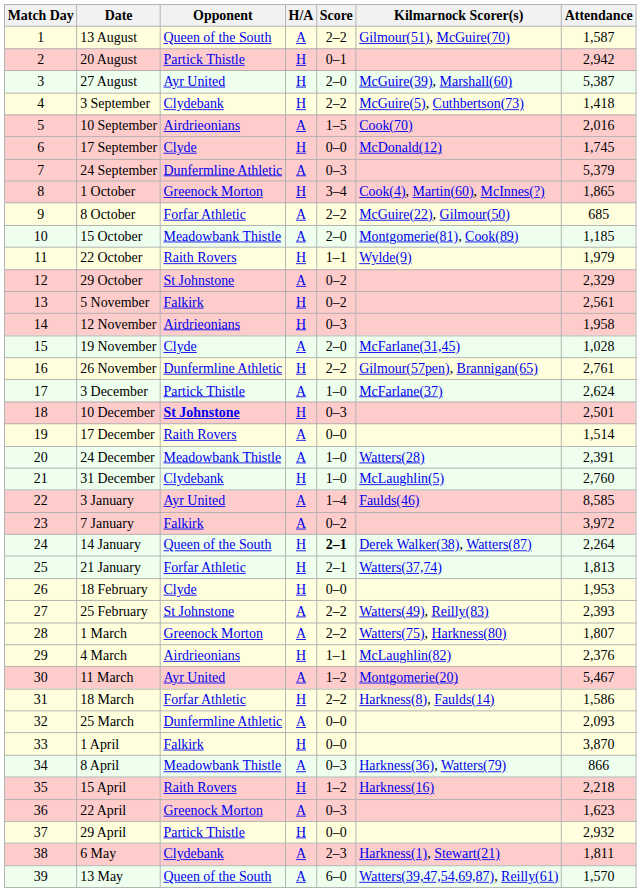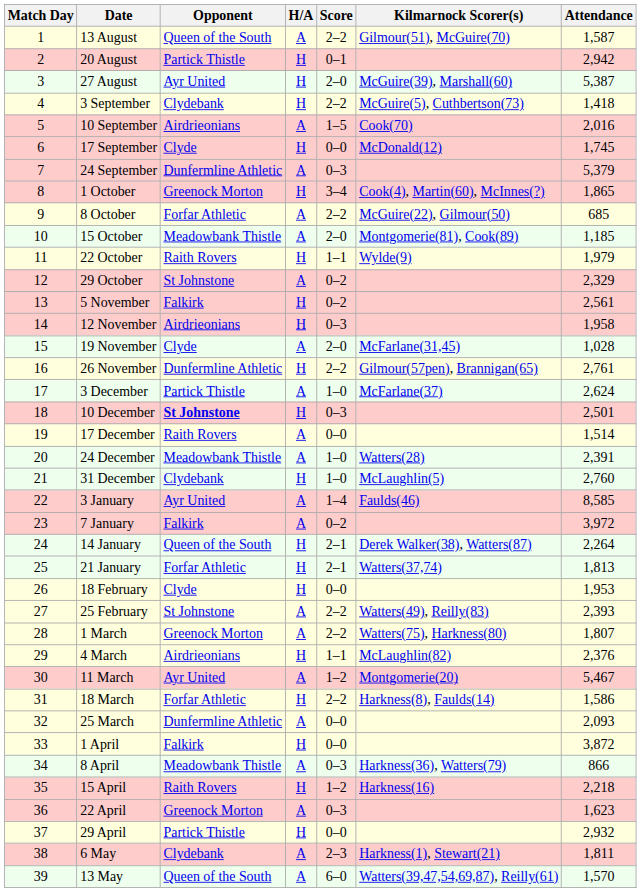(336, 545) bold -> (336, 545) normal
(599, 744) 3,870 -> (599, 744) 3,872
